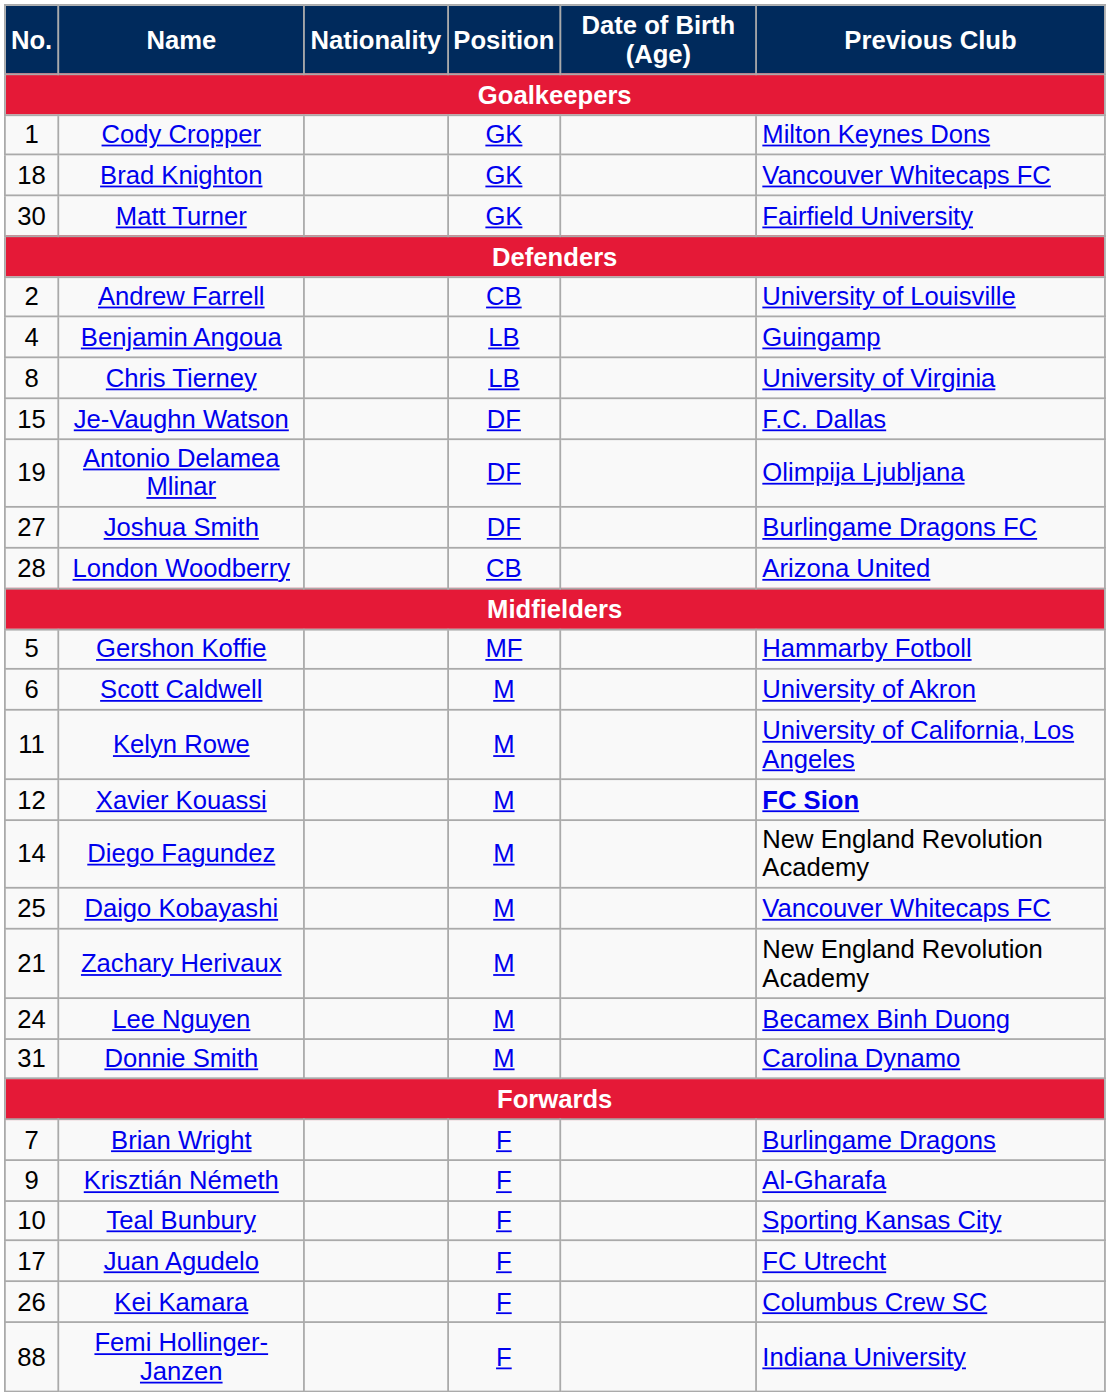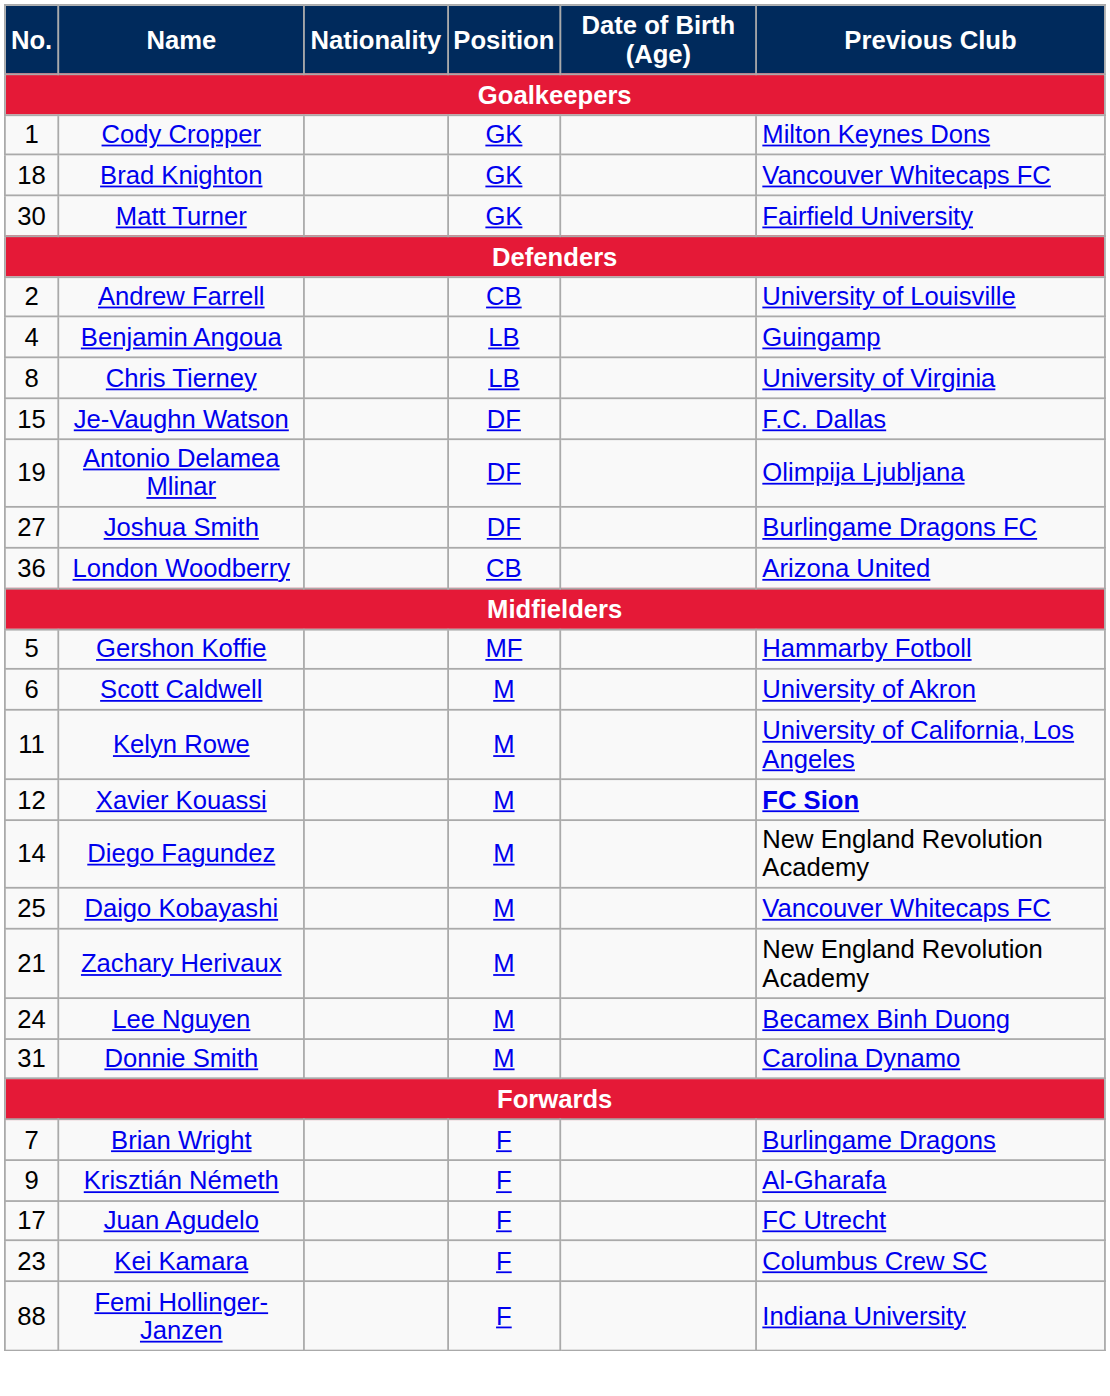(32, 568) 28 -> (32, 568) 36
- row: (181, 1221)
(32, 1302) 26 -> (32, 1261) 23
